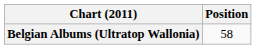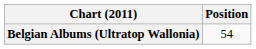(227, 34) 58 -> (227, 34) 54
